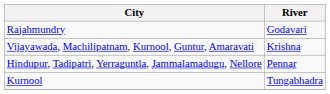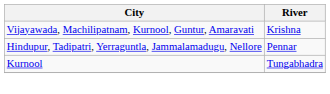- row: (36, 30)
